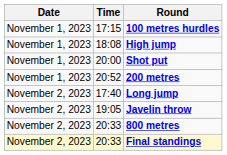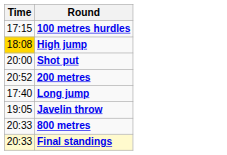- column: (49, 12)
(108, 45) no background -> (19, 45) gold background
